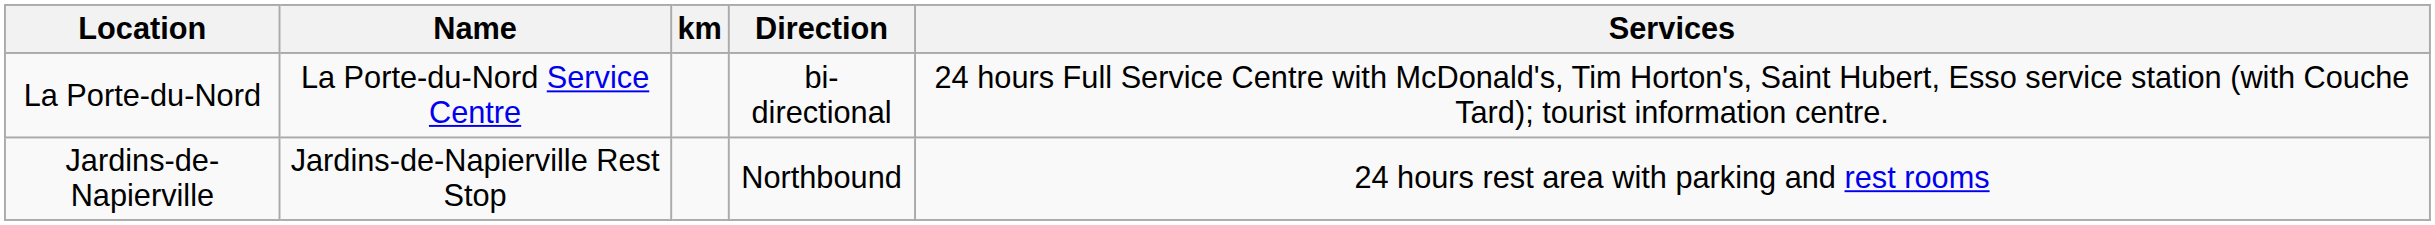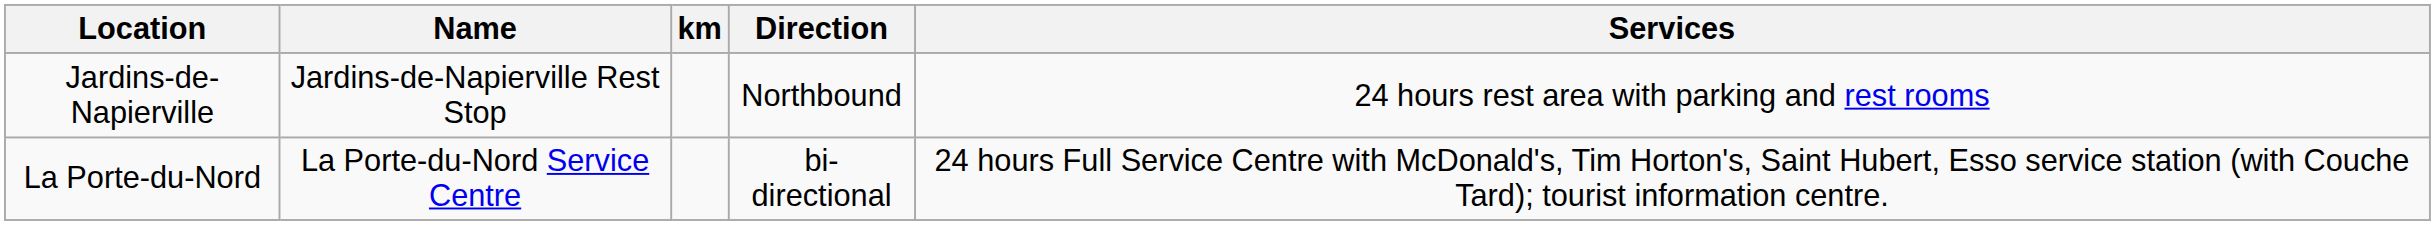rows swapped: (142, 178) <-> (142, 94)
